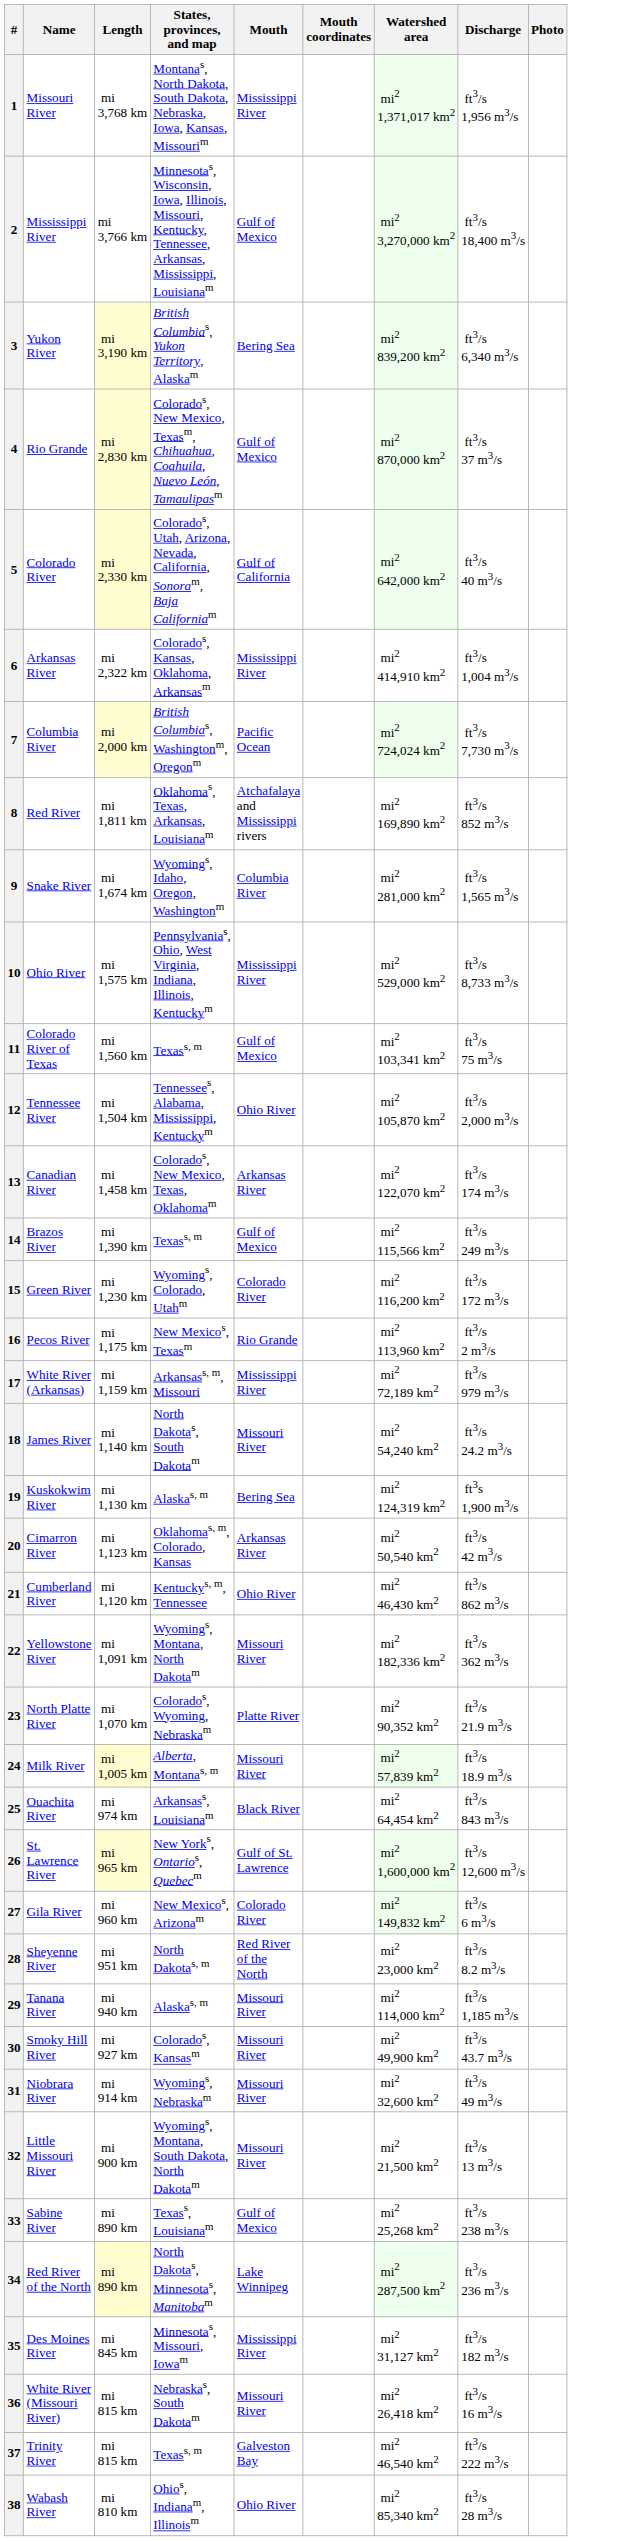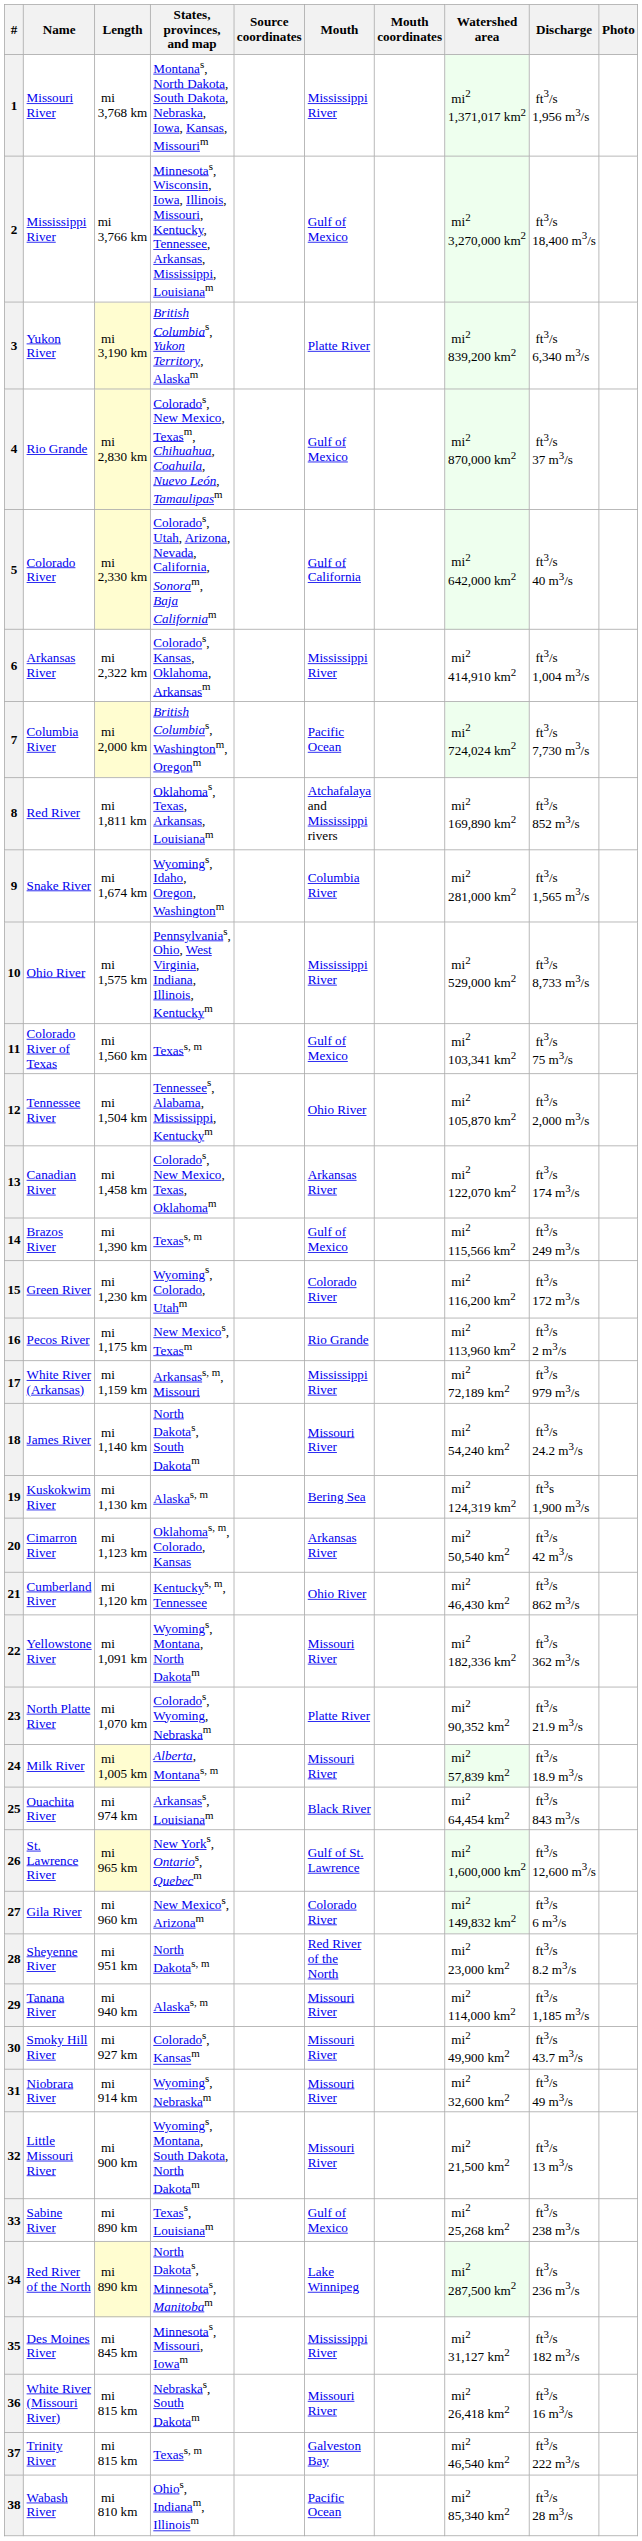+ column: (269, 29)
(266, 345) Bering Sea -> (339, 345) Platte River
(266, 2505) Ohio River -> (326, 2505) Pacific Ocean
